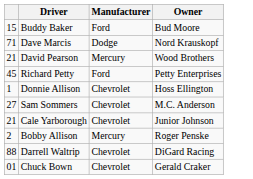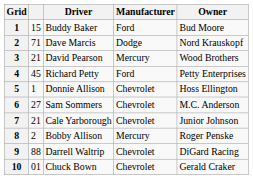+ column: (17, 12)
